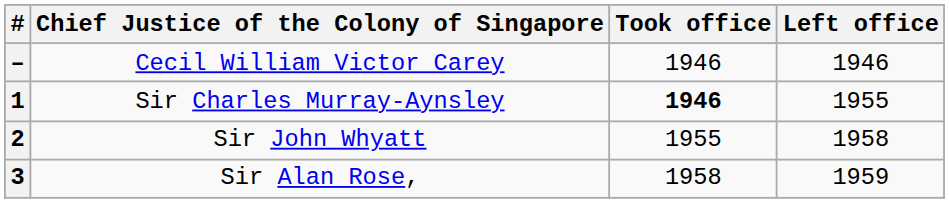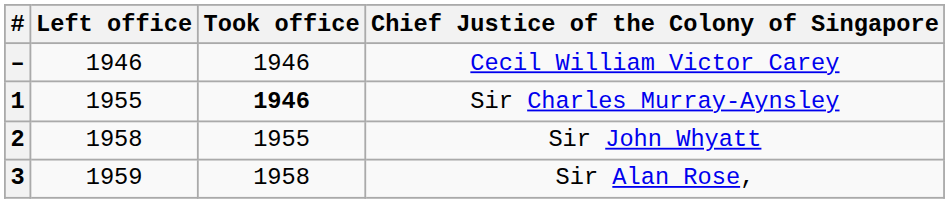columns swapped: (320, 24) <-> (861, 24)
